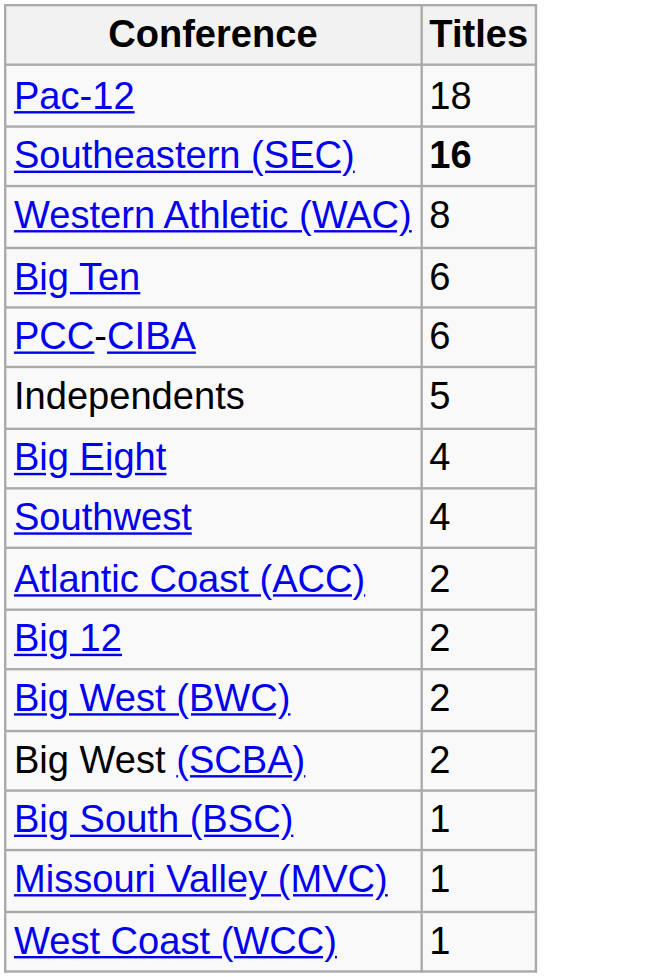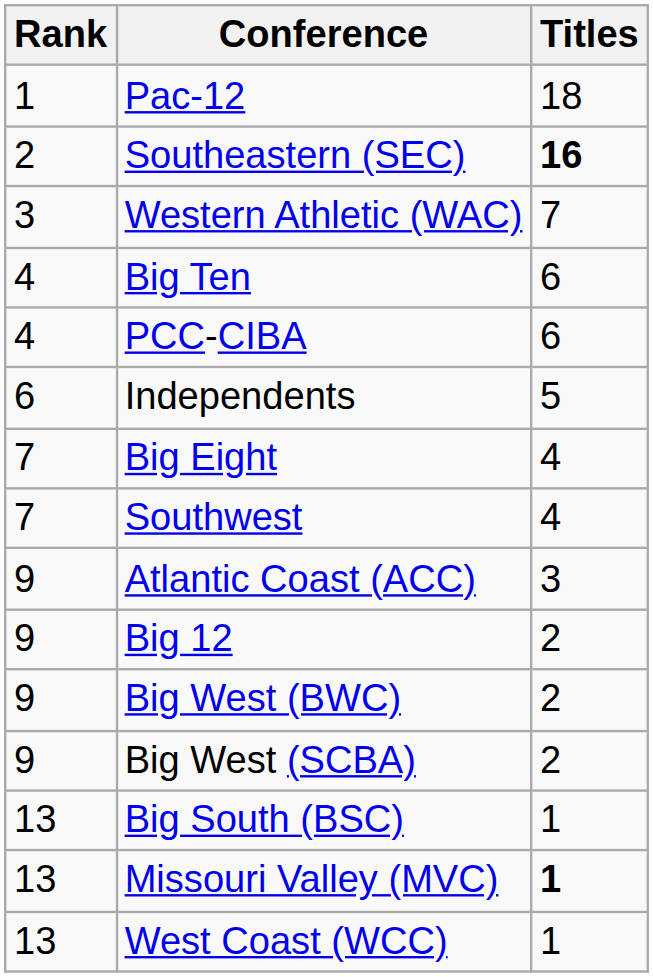+ column: (61, 34)
(440, 215) 8 -> (551, 215) 7
(440, 578) 2 -> (551, 578) 3
(440, 880) normal -> (551, 880) bold
